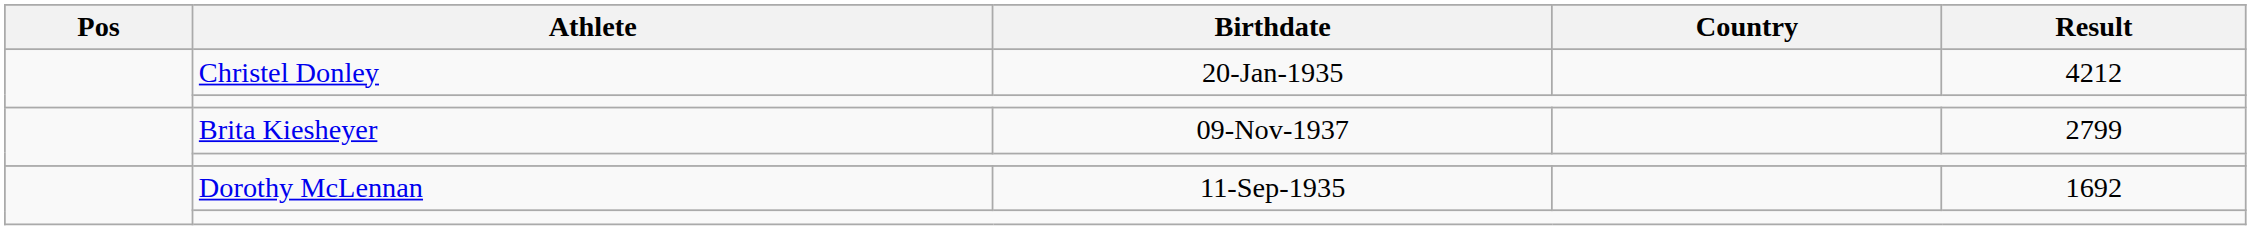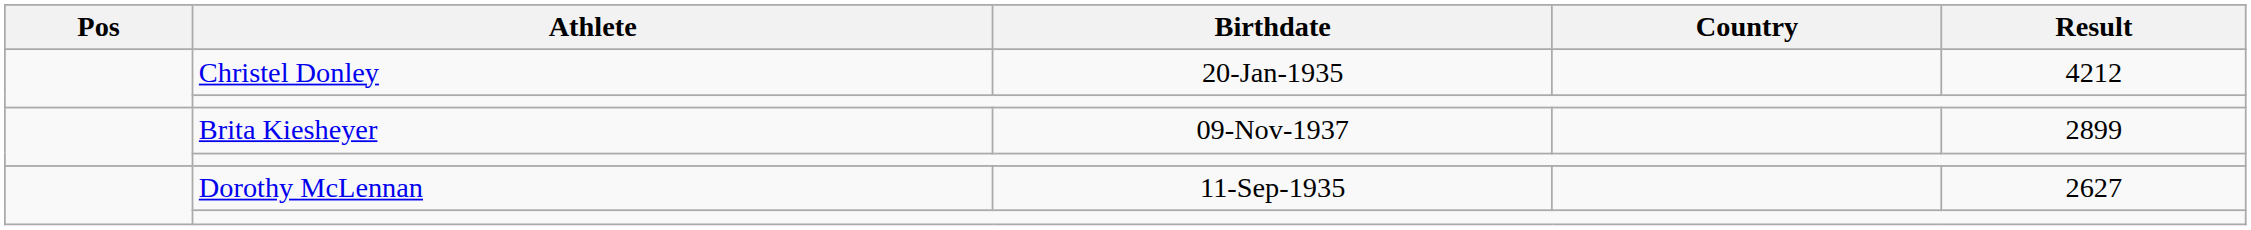(2094, 129) 2799 -> (2094, 129) 2899
(2094, 187) 1692 -> (2094, 187) 2627
